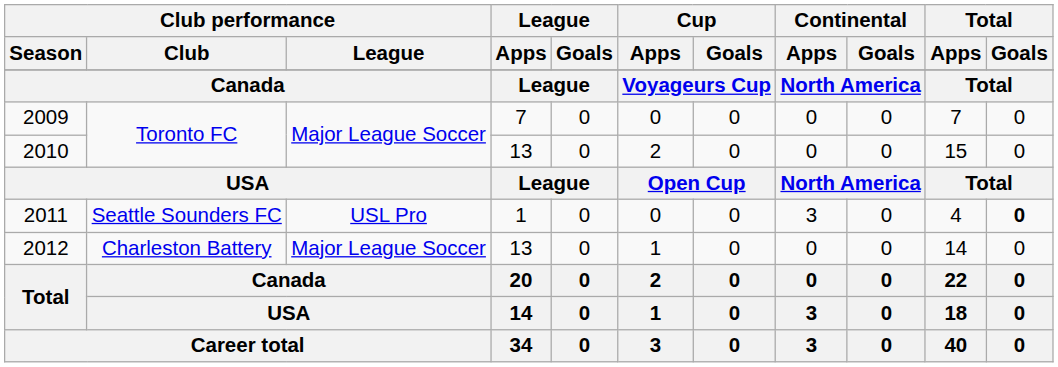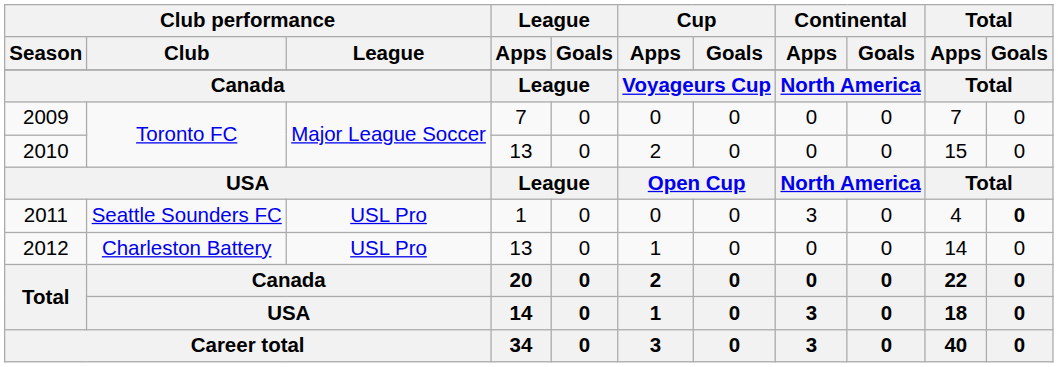(389, 248) Major League Soccer -> (389, 248) USL Pro
